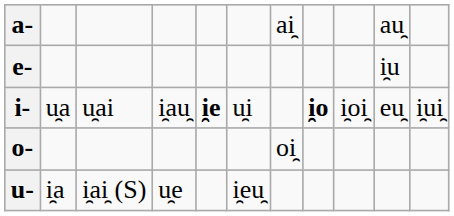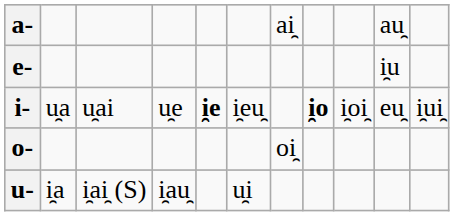(174, 107) i̯au̯ -> (170, 107) u̯e
(243, 107) u̯i -> (248, 107) i̯eu̯
(170, 189) u̯e -> (174, 189) i̯au̯
(248, 189) i̯eu̯ -> (243, 189) u̯i
